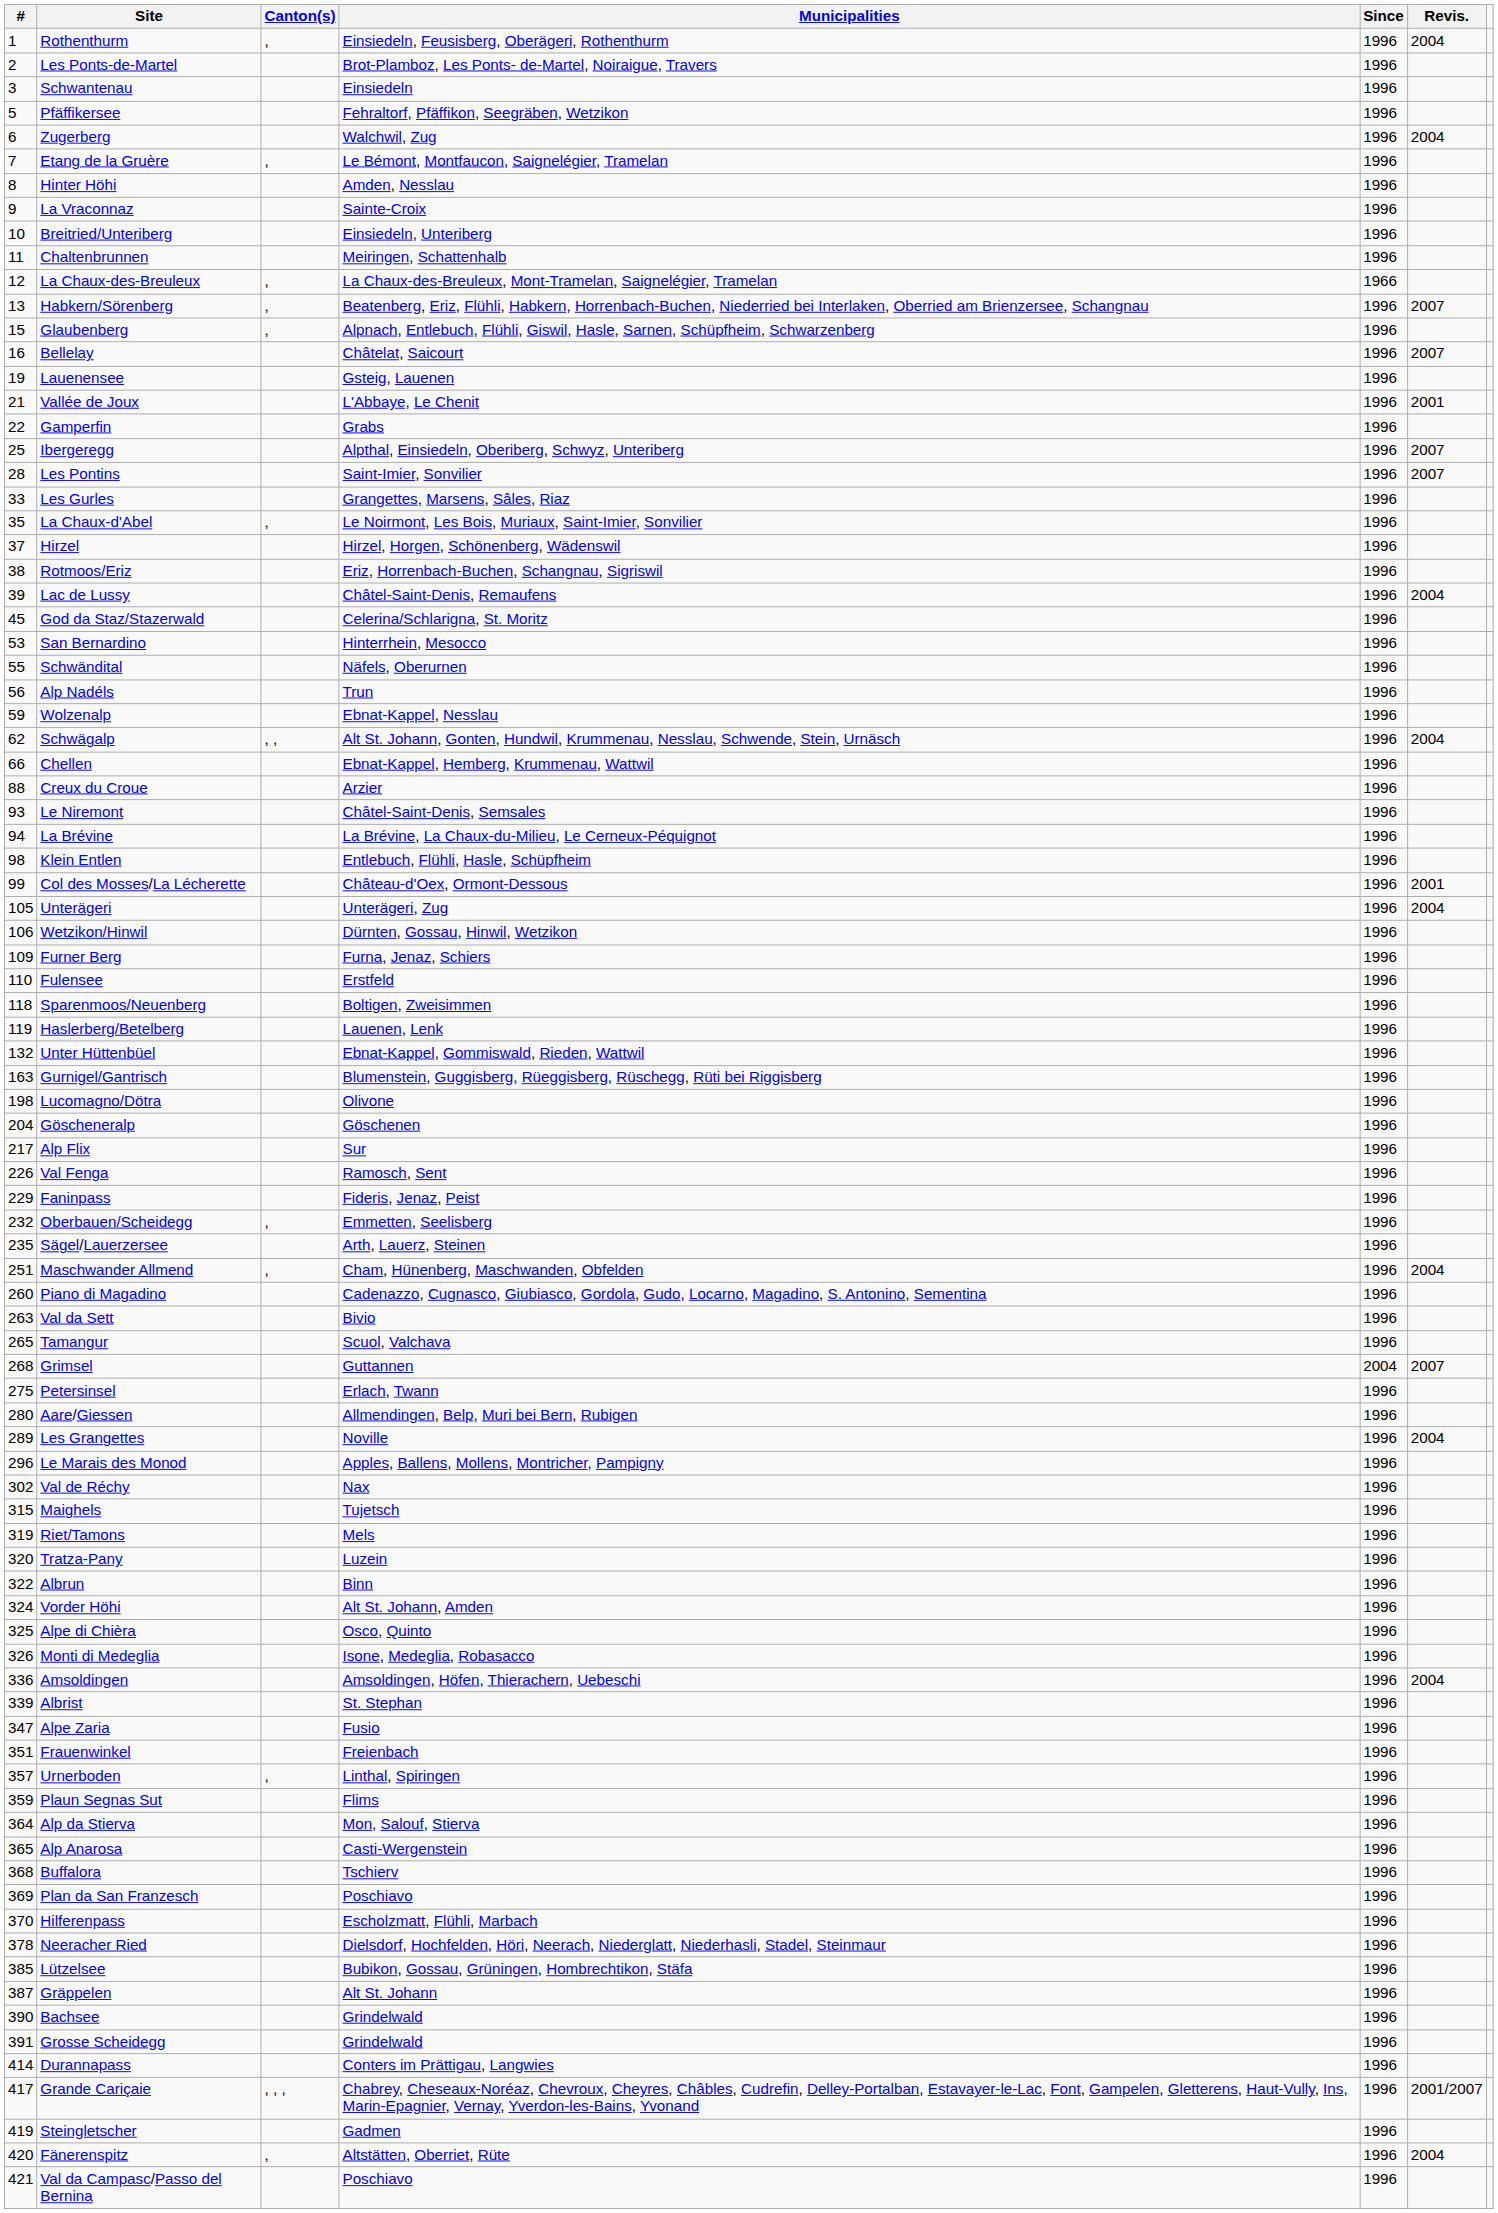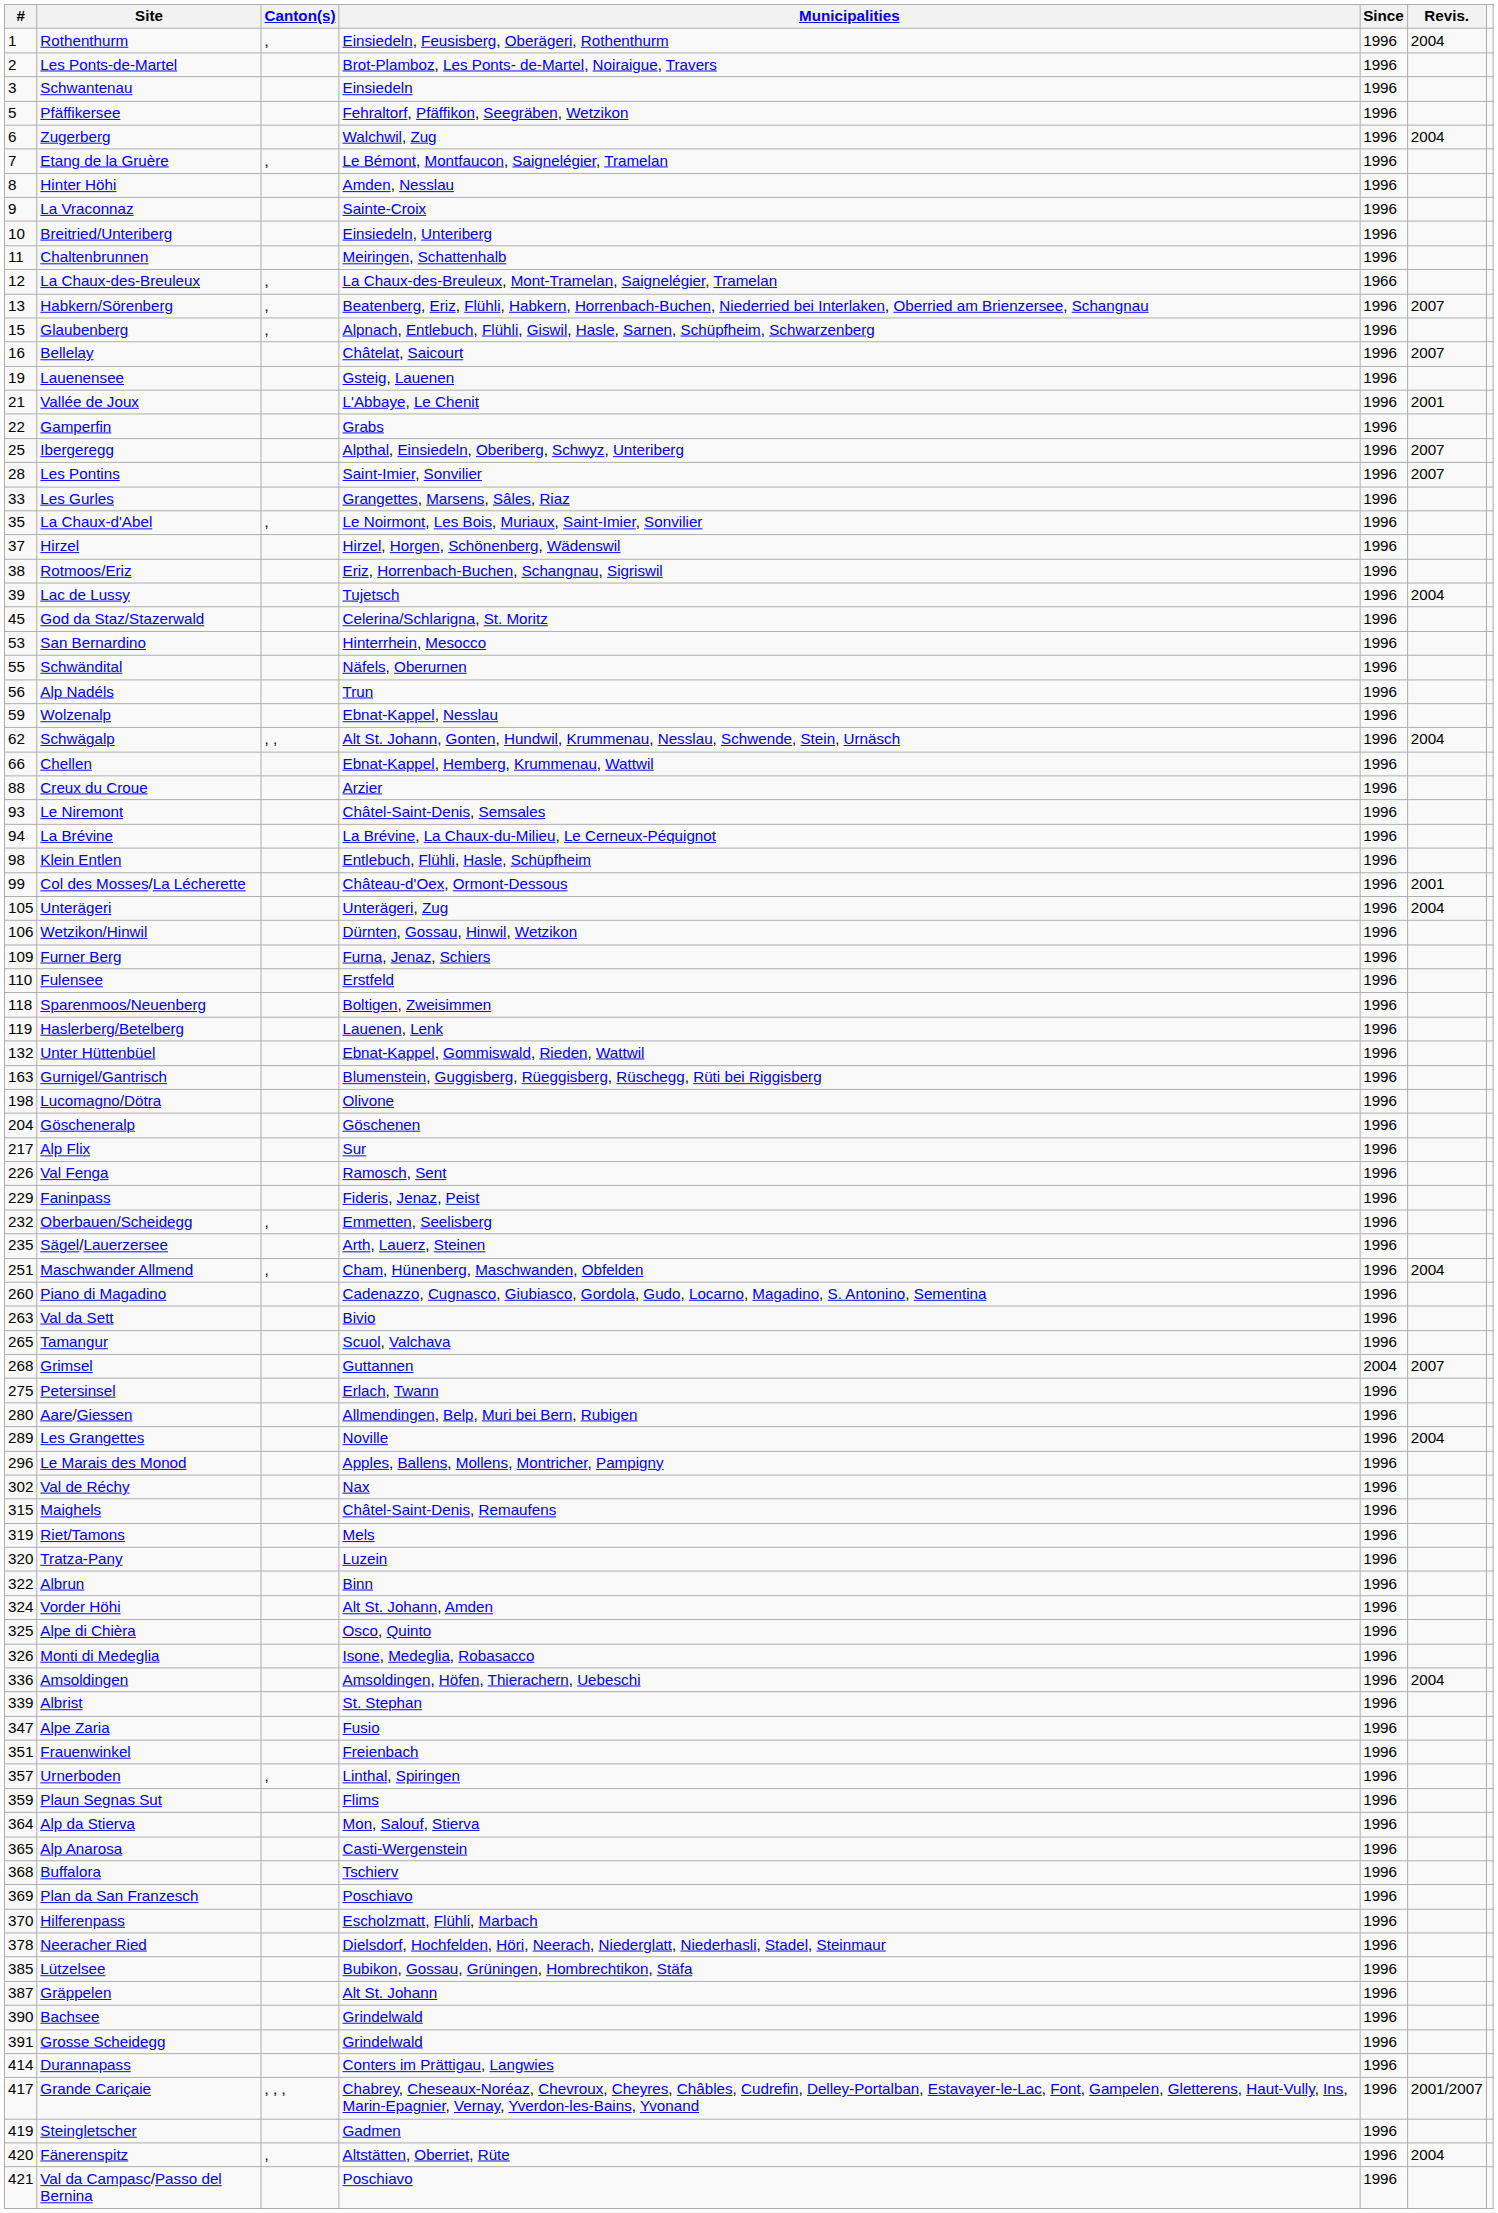(449, 595) Châtel-Saint-Denis, Remaufens -> (371, 595) Tujetsch
(371, 1511) Tujetsch -> (449, 1511) Châtel-Saint-Denis, Remaufens
